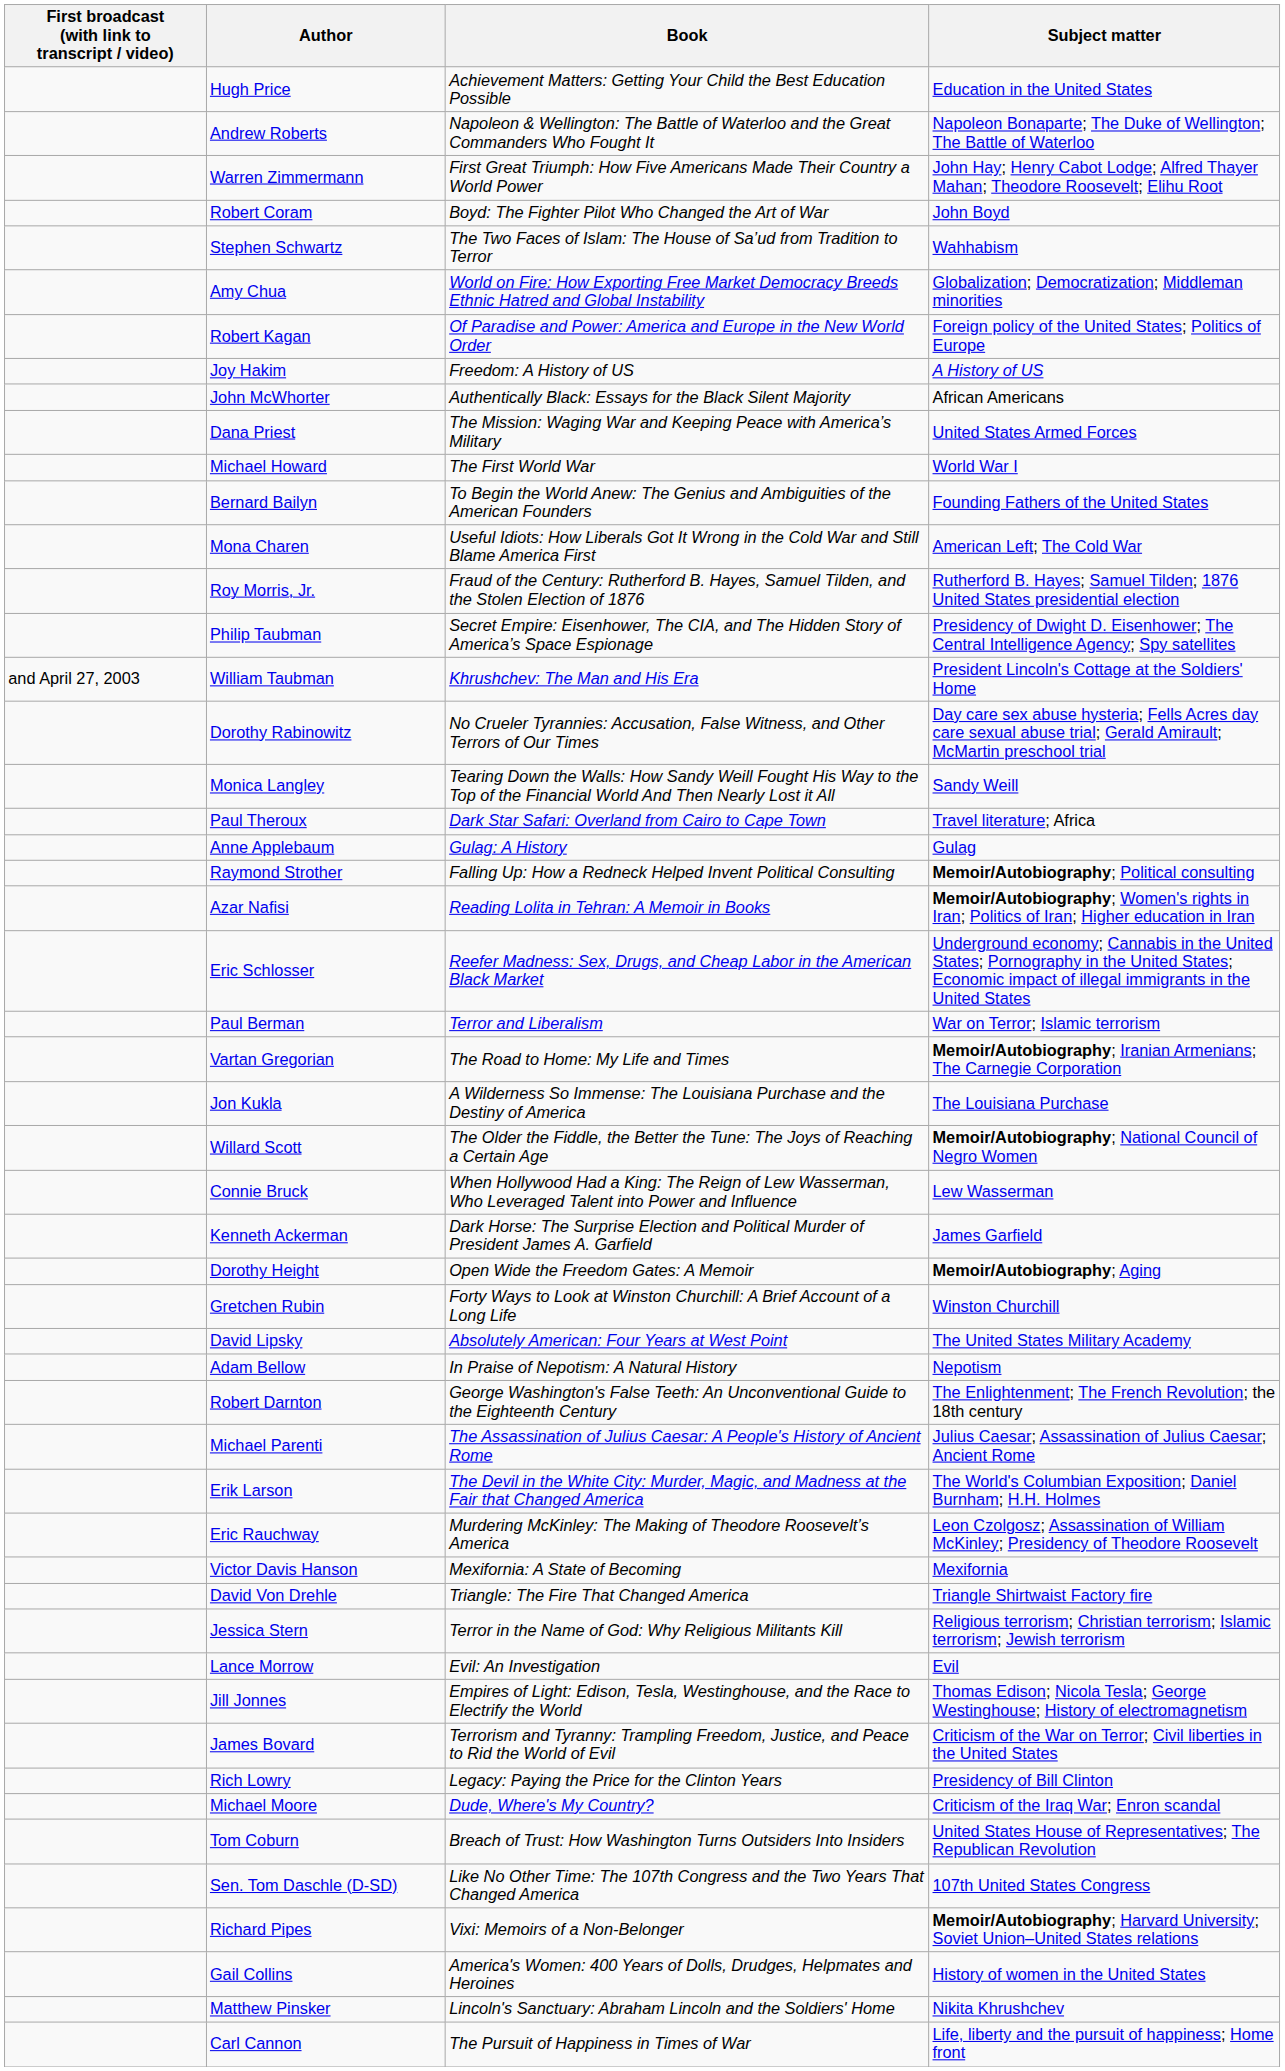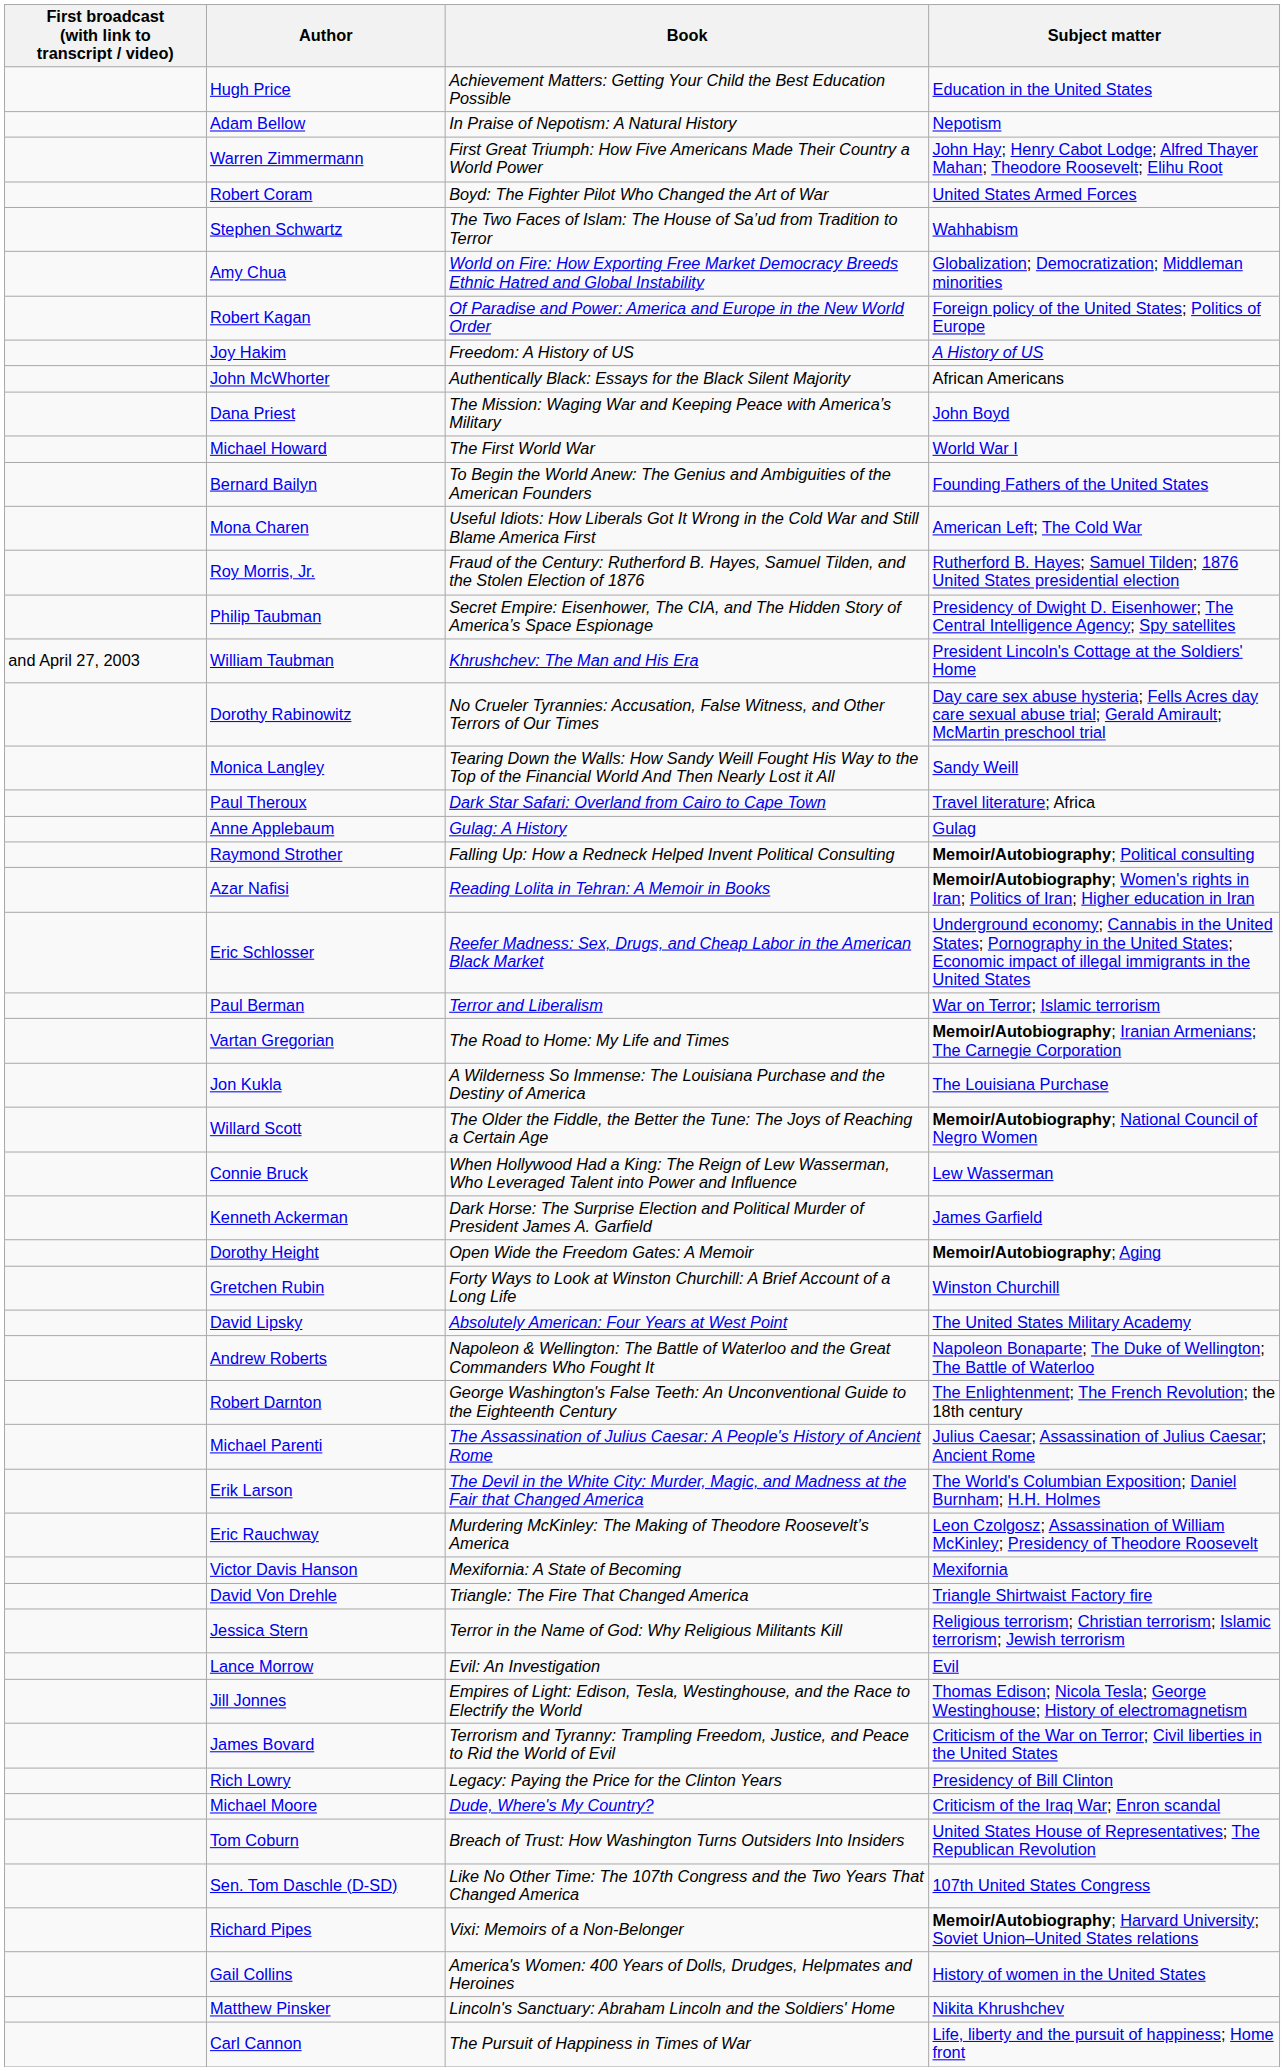rows swapped: (268, 133) <-> (258, 1367)
(971, 212) John Boyd -> (1035, 194) United States Armed Forces
(1035, 432) United States Armed Forces -> (971, 413) John Boyd
